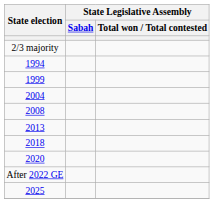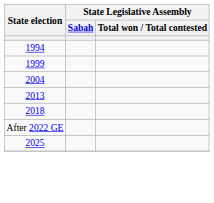- row: (35, 48)
- row: (35, 111)
- row: (35, 159)
